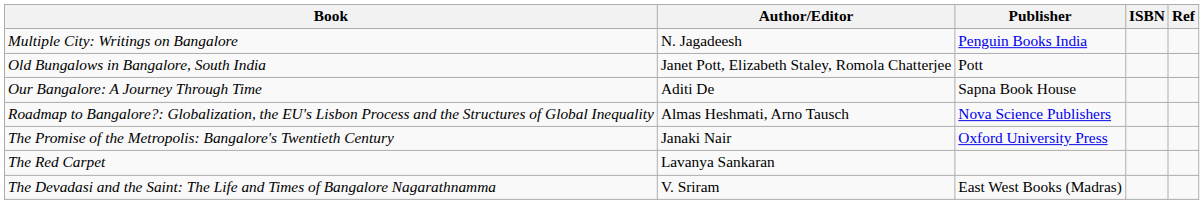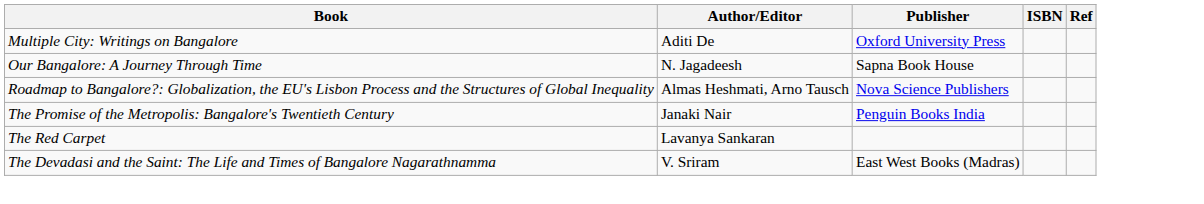(701, 41) N. Jagadeesh -> (688, 41) Aditi De
(1023, 41) Penguin Books India -> (931, 41) Oxford University Press
- row: (137, 65)
(688, 89) Aditi De -> (701, 65) N. Jagadeesh
(1033, 138) Oxford University Press -> (920, 114) Penguin Books India
